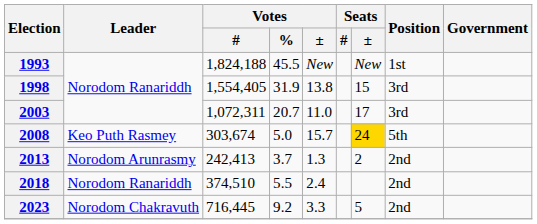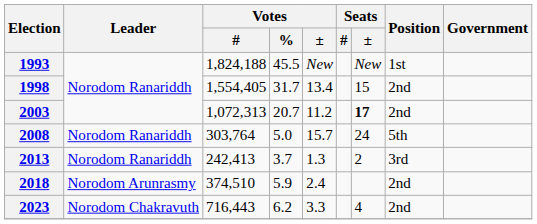(286, 87) 31.9 -> (286, 87) 31.7
(320, 87) 13.8 -> (320, 87) 13.4
(398, 87) 3rd -> (399, 87) 2nd
(236, 111) 1,072,311 -> (236, 111) 1,072,313
(319, 111) 11.0 -> (319, 111) 11.2
(362, 111) normal -> (362, 111) bold
(398, 111) 3rd -> (399, 111) 2nd
(122, 135) Keo Puth Rasmey -> (130, 135) Norodom Ranariddh
(230, 135) 303,674 -> (230, 135) 303,764
(362, 135) gold background -> (362, 135) no background
(132, 159) Norodom Arunrasmy -> (130, 159) Norodom Ranariddh
(399, 159) 2nd -> (398, 159) 3rd
(130, 183) Norodom Ranariddh -> (132, 183) Norodom Arunrasmy
(283, 183) 5.5 -> (283, 183) 5.9
(230, 207) 716,445 -> (230, 207) 716,443
(283, 207) 9.2 -> (283, 207) 6.2
(358, 207) 5 -> (358, 207) 4
